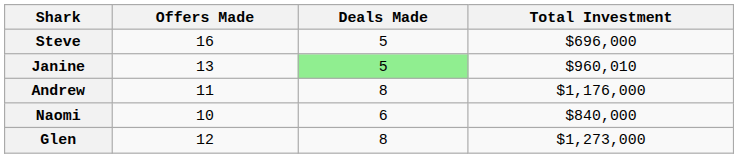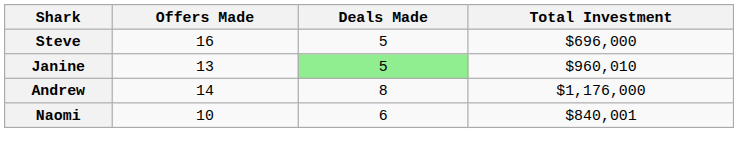(205, 91) 11 -> (205, 91) 14
(601, 115) $840,000 -> (601, 115) $840,001
- row: (58, 140)
